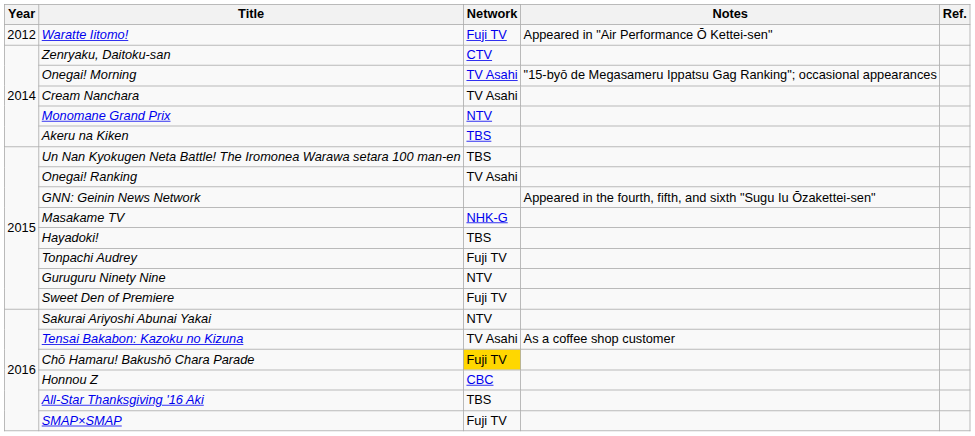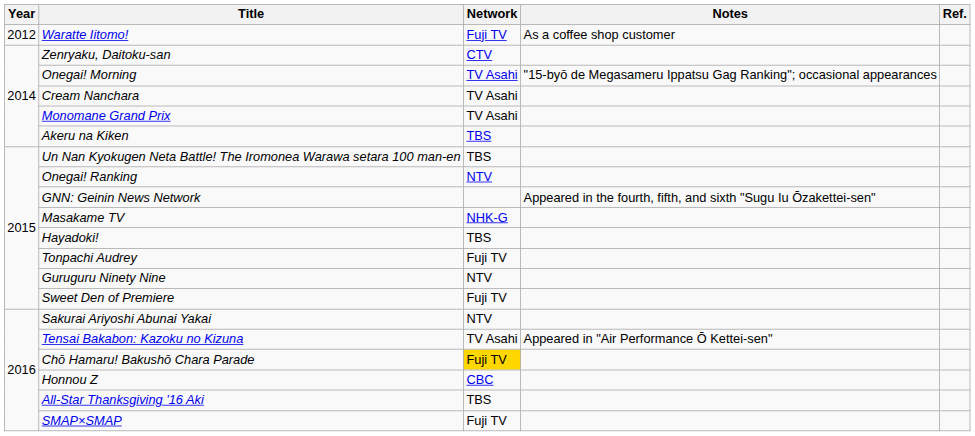(648, 34) Appeared in "Air Performance Ō Kettei-sen" -> (599, 34) As a coffee shop customer
(479, 116) NTV -> (492, 116) TV Asahi
(492, 177) TV Asahi -> (479, 177) NTV
(599, 339) As a coffee shop customer -> (648, 339) Appeared in "Air Performance Ō Kettei-sen"
